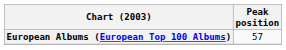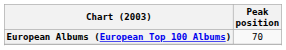(257, 37) 57 -> (257, 37) 70
